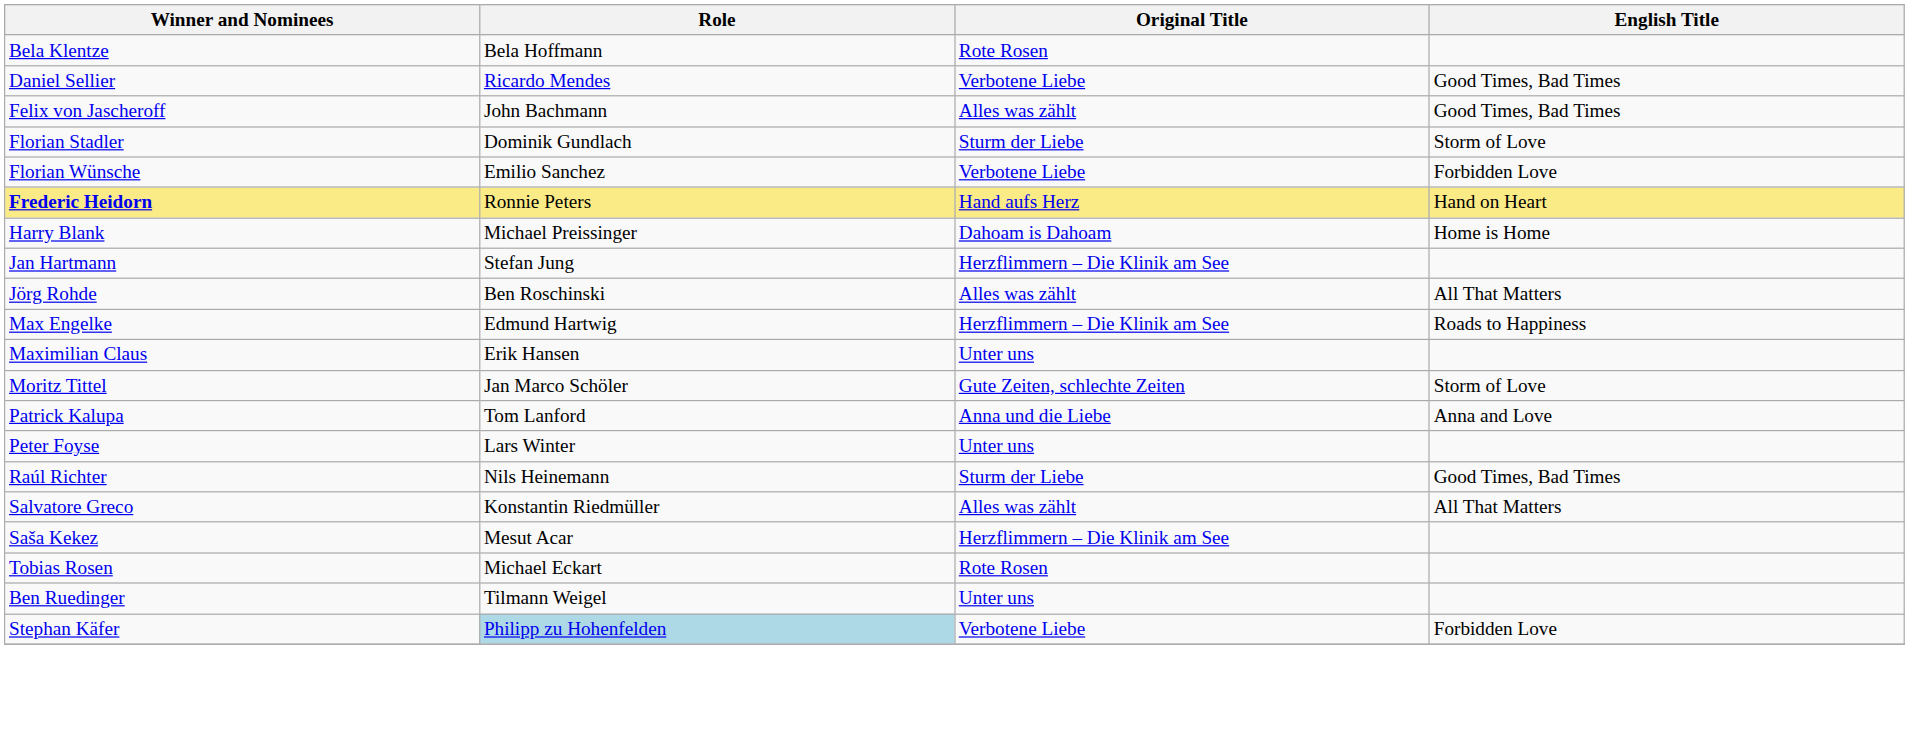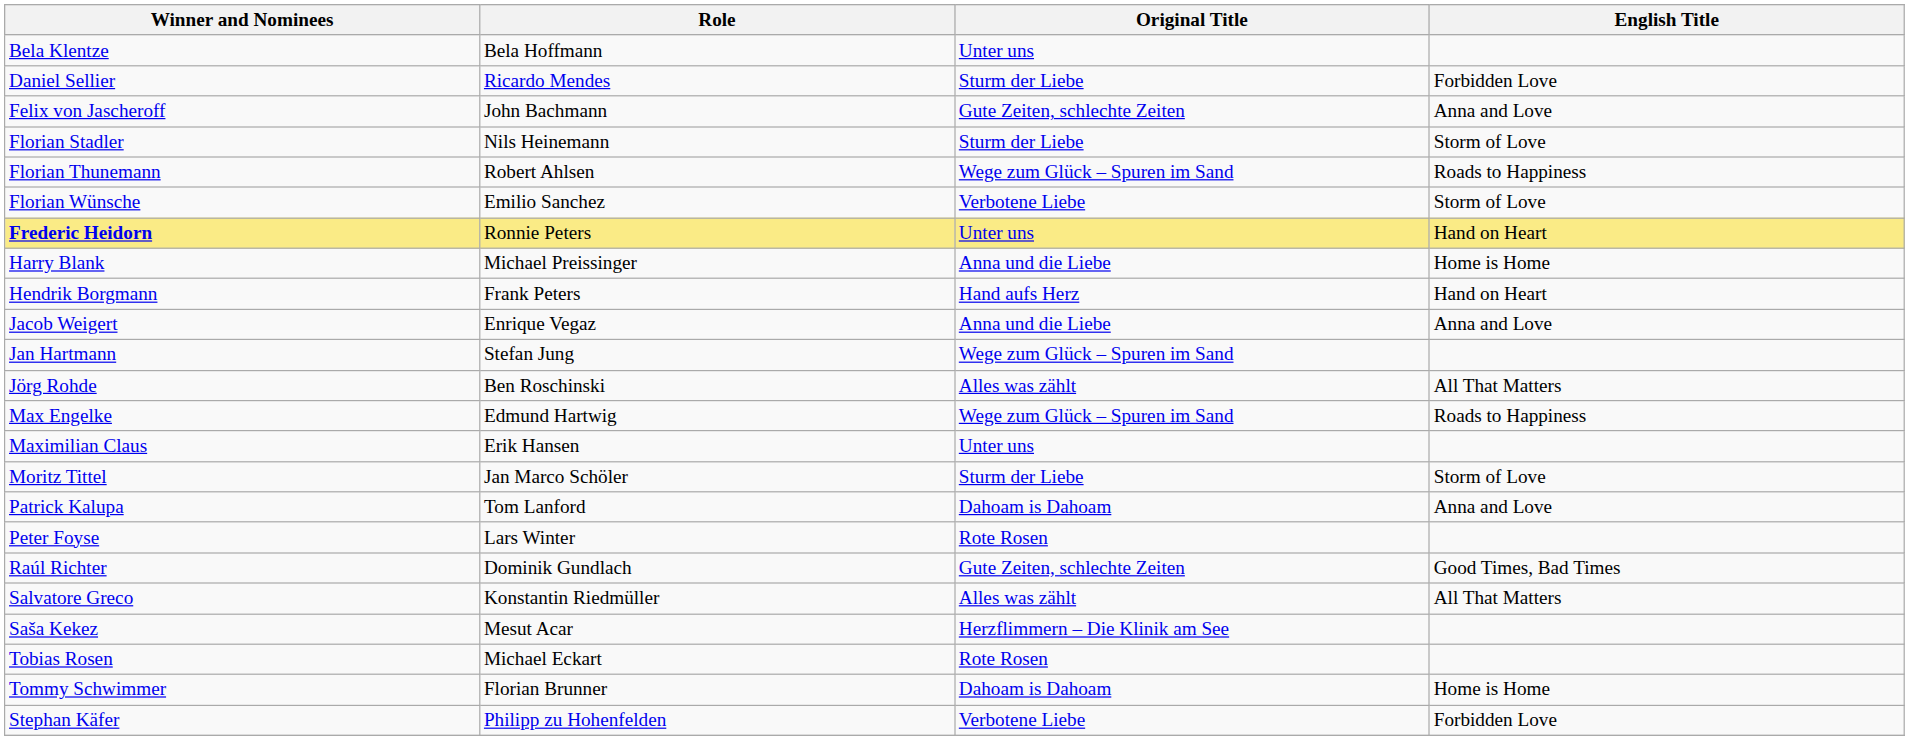(1003, 50) Rote Rosen -> (996, 50) Unter uns
(1022, 80) Verbotene Liebe -> (1021, 80) Sturm der Liebe
(1527, 80) Good Times, Bad Times -> (1495, 80) Forbidden Love
(1017, 111) Alles was zählt -> (1072, 111) Gute Zeiten, schlechte Zeiten
(1527, 111) Good Times, Bad Times -> (1493, 111) Anna and Love
(558, 141) Dominik Gundlach -> (547, 141) Nils Heinemann
+ row: (85, 171)
(1495, 171) Forbidden Love -> (1490, 202) Storm of Love
(1019, 202) Hand aufs Herz -> (996, 232) Unter uns
(1035, 232) Dahoam is Dahoam -> (1035, 263) Anna und die Liebe
+ row: (83, 293)
+ row: (63, 324)
(1094, 263) Herzflimmern – Die Klinik am See -> (1096, 354) Wege zum Glück – Spuren im Sand
(1094, 324) Herzflimmern – Die Klinik am See -> (1096, 415) Wege zum Glück – Spuren im Sand
(1072, 385) Gute Zeiten, schlechte Zeiten -> (1021, 476) Sturm der Liebe
(1035, 415) Anna und die Liebe -> (1035, 506) Dahoam is Dahoam
(996, 446) Unter uns -> (1003, 537) Rote Rosen
(547, 476) Nils Heinemann -> (558, 567) Dominik Gundlach
(1021, 476) Sturm der Liebe -> (1072, 567) Gute Zeiten, schlechte Zeiten
+ row: (88, 689)
- row: (67, 598)
(575, 628) lightblue background -> (575, 720) no background
